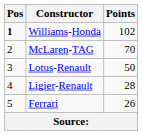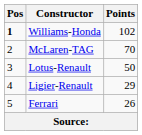(130, 85) 28 -> (130, 85) 29
